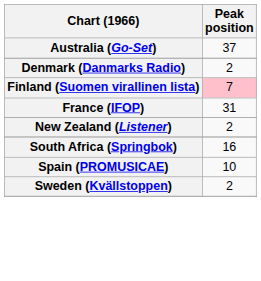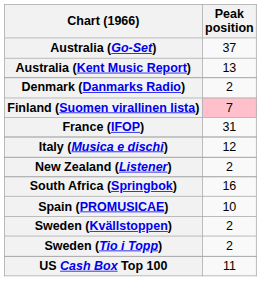+ row: (103, 68)
+ row: (103, 147)
+ row: (103, 246)
+ row: (103, 265)
